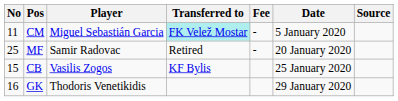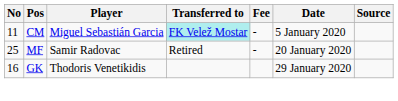- row: (34, 68)
